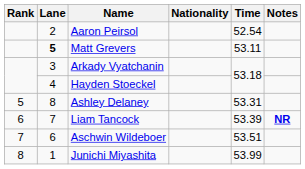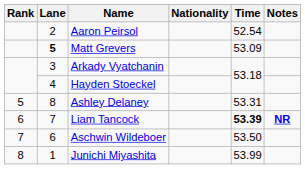(248, 48) 53.11 -> (248, 48) 53.09
(248, 119) normal -> (248, 119) bold
(248, 137) 53.51 -> (248, 137) 53.50
